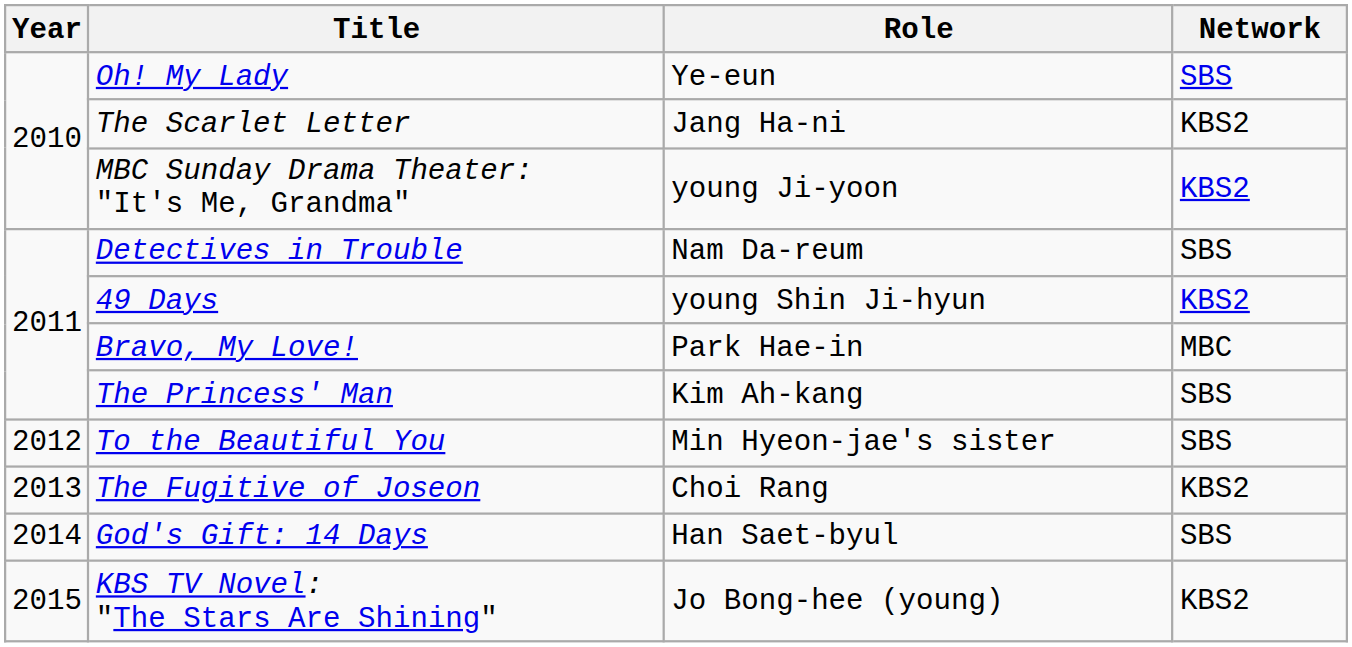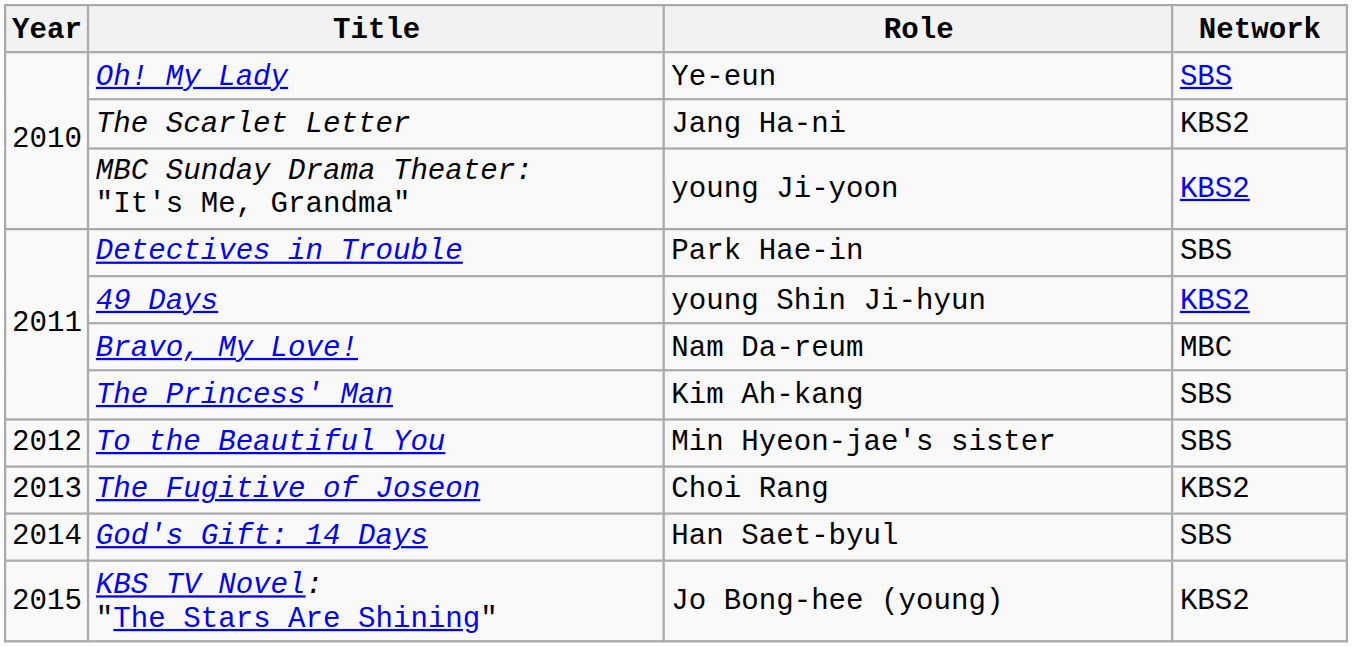(767, 252) Nam Da-reum -> (767, 252) Park Hae-in
(767, 347) Park Hae-in -> (767, 347) Nam Da-reum
